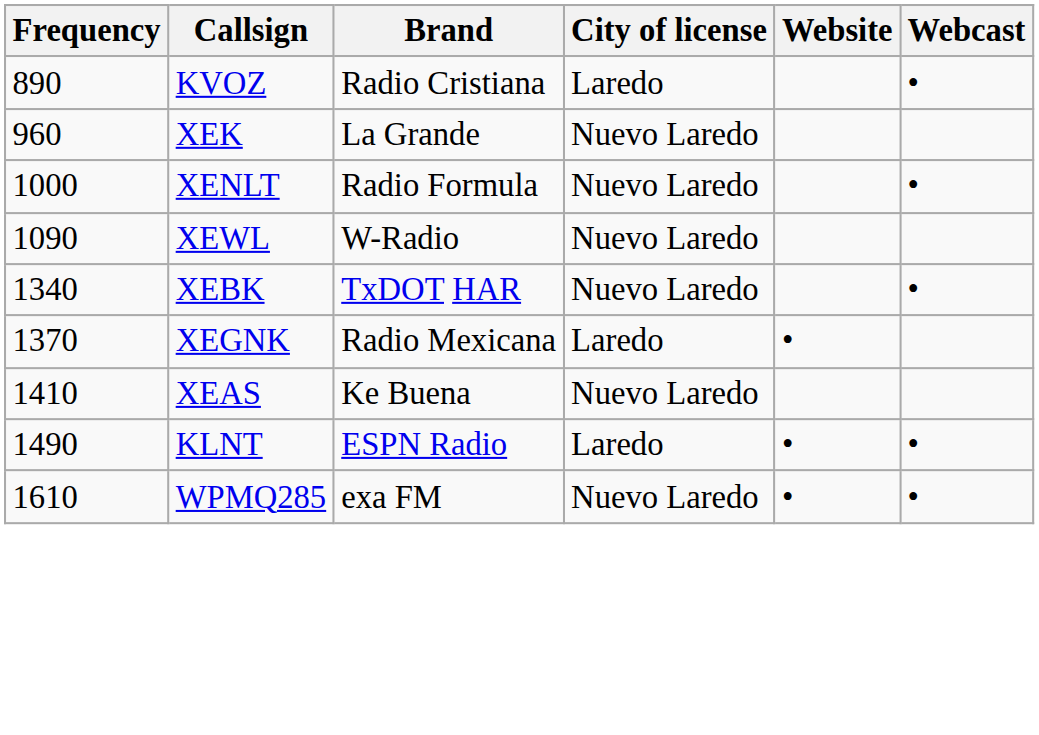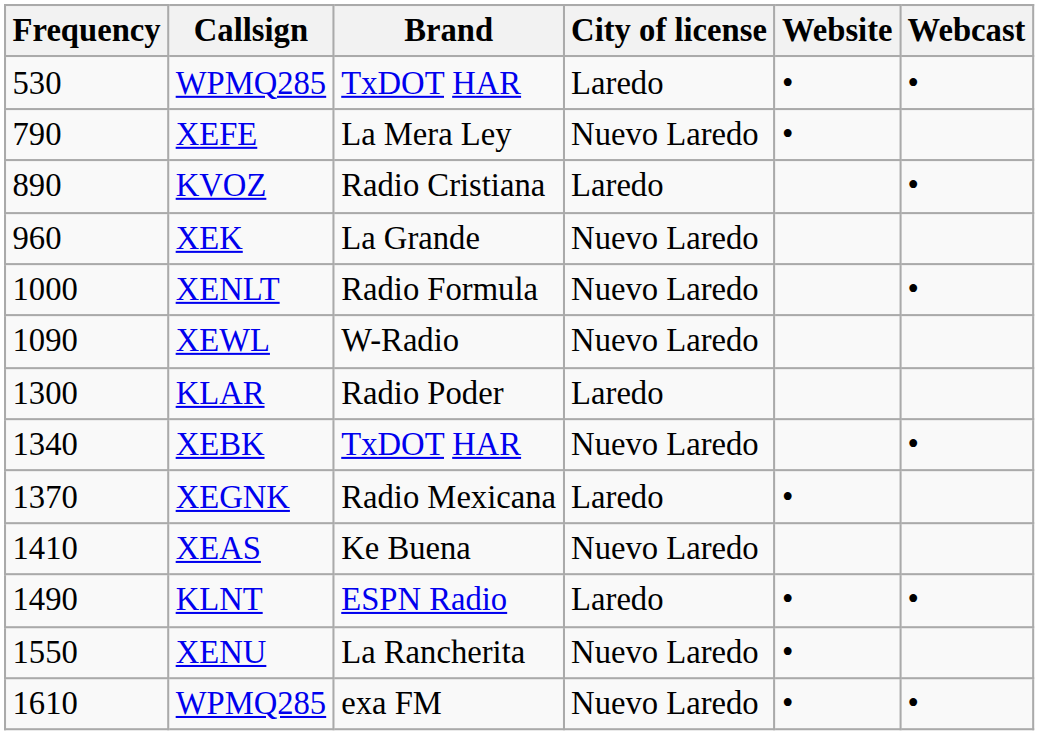+ row: (37, 82)
+ row: (37, 133)
+ row: (45, 392)
+ row: (45, 651)
